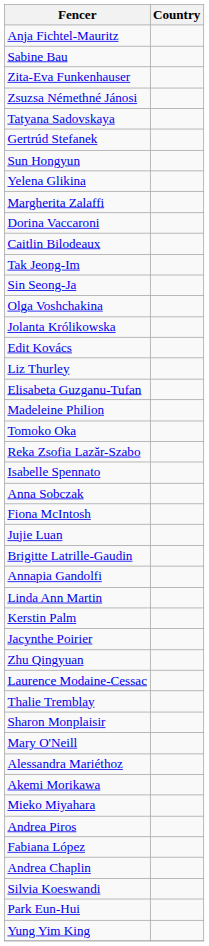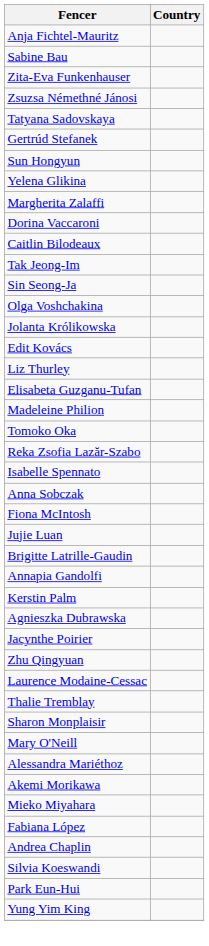- row: (55, 597)
+ row: (67, 618)
- row: (42, 826)
